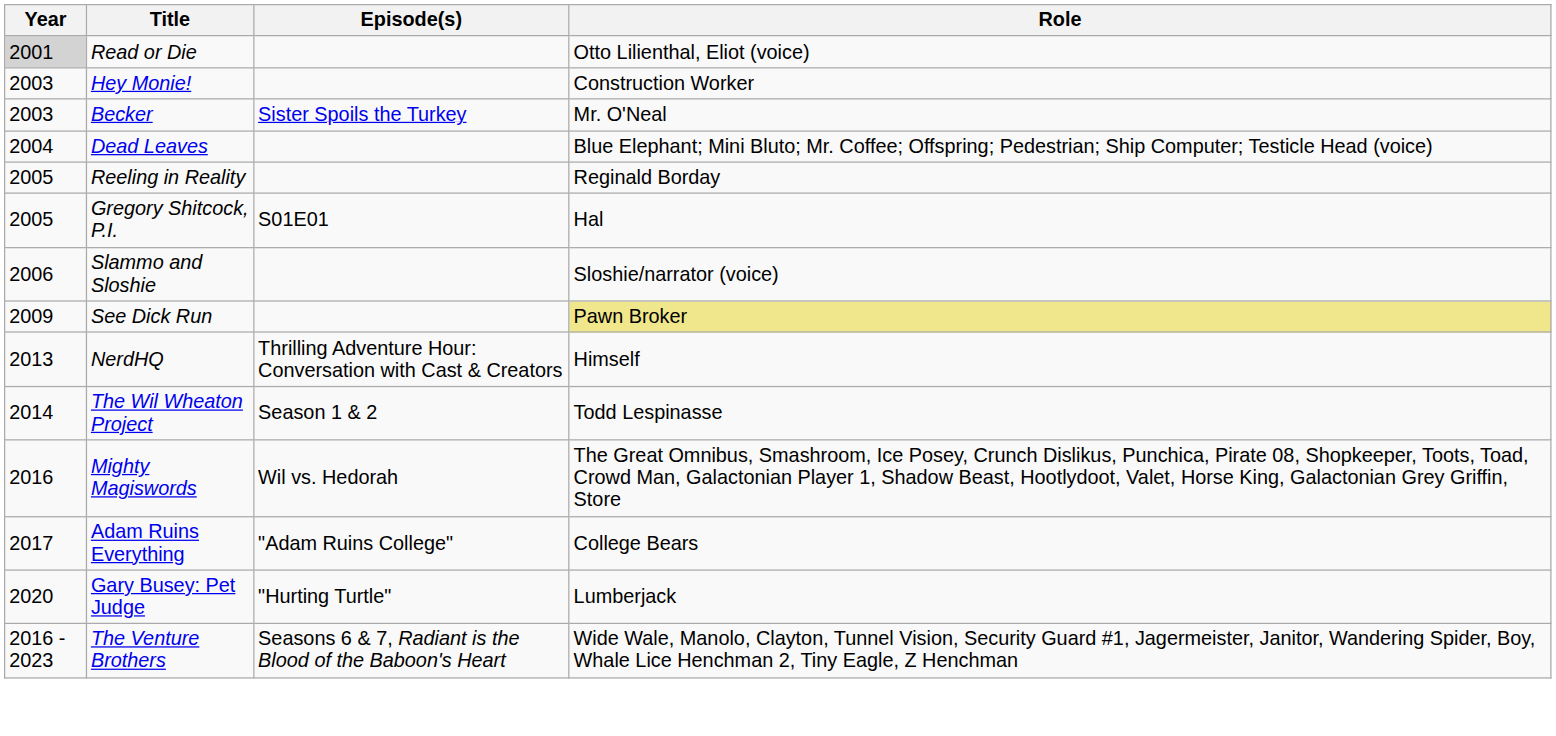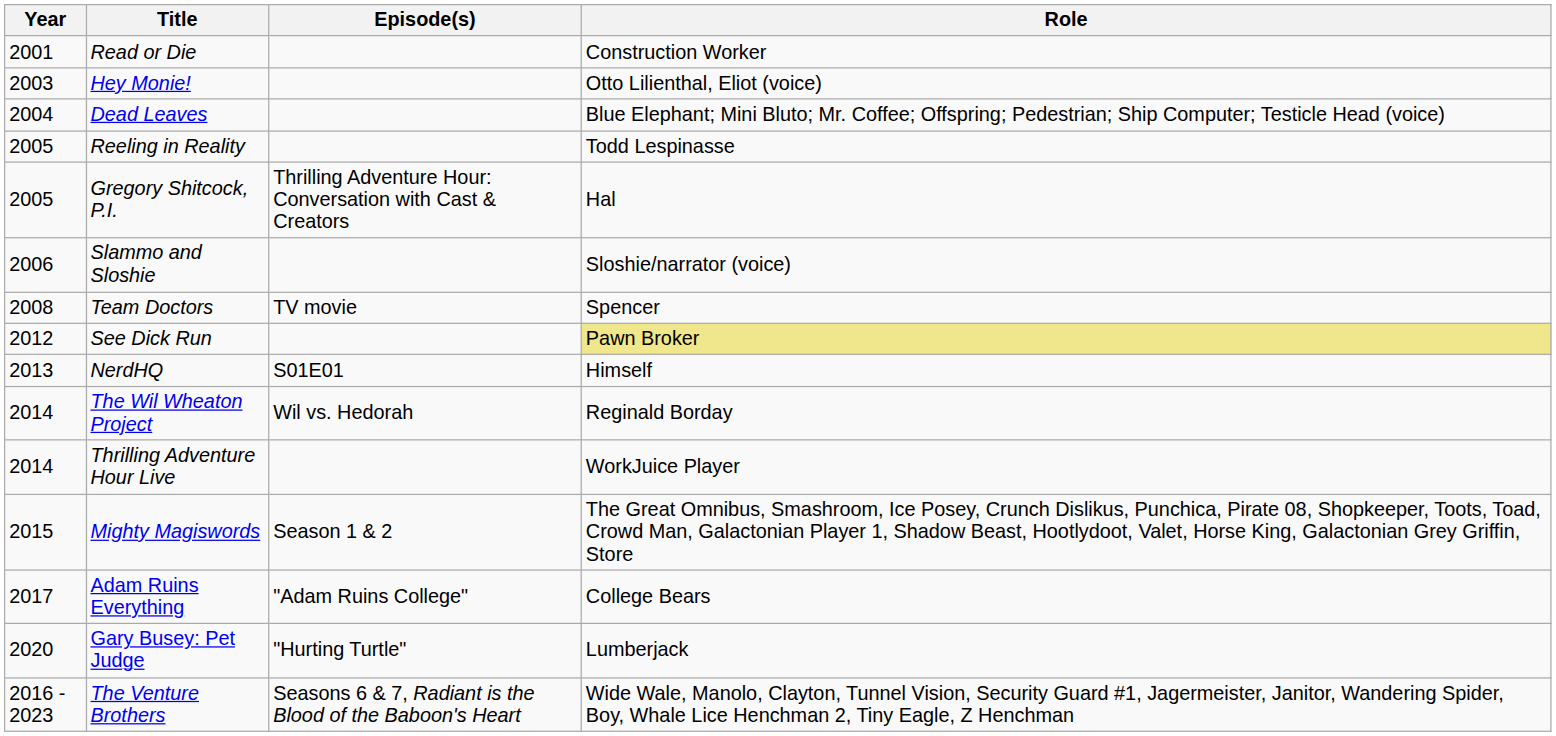(31, 51) lightgrey background -> (31, 51) no background
(692, 51) Otto Lilienthal, Eliot (voice) -> (676, 51) Construction Worker
(664, 83) Construction Worker -> (704, 83) Otto Lilienthal, Eliot (voice)
- row: (122, 114)
(647, 177) Reginald Borday -> (660, 146) Todd Lespinasse
(293, 220) S01E01 -> (385, 199) Thrilling Adventure Hour: Conversation with Cast & Creators
+ row: (152, 307)
(31, 316) 2009 -> (31, 338) 2012
(410, 359) Thrilling Adventure Hour: Conversation with Cast & Creators -> (308, 370) S01E01
(318, 413) Season 1 & 2 -> (343, 413) Wil vs. Hedorah
(648, 413) Todd Lespinasse -> (659, 413) Reginald Borday
+ row: (173, 466)
(31, 477) 2016 -> (31, 531) 2015
(328, 477) Wil vs. Hedorah -> (333, 531) Season 1 & 2
